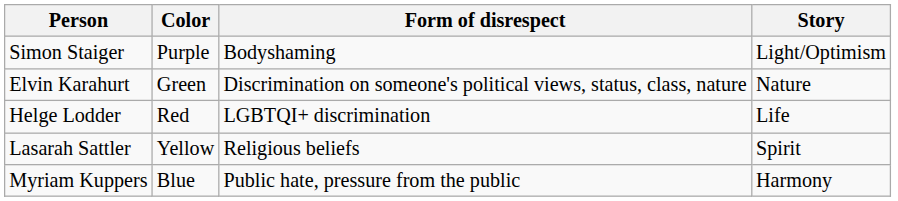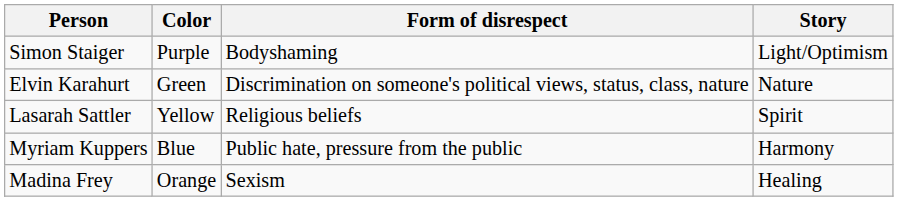- row: (65, 116)
+ row: (61, 180)
